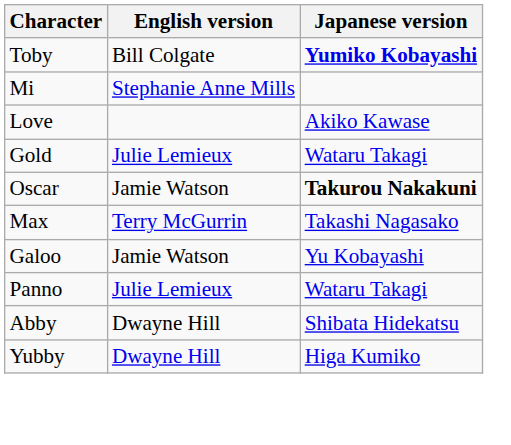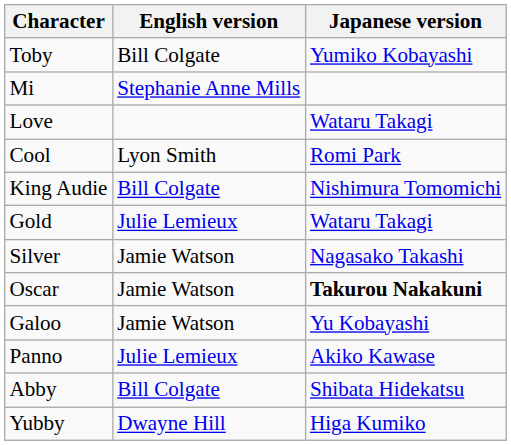(391, 54) bold -> (391, 54) normal
(367, 121) Akiko Kawase -> (371, 121) Wataru Takagi
+ row: (30, 155)
+ row: (59, 188)
+ row: (35, 255)
- row: (29, 222)
(366, 289) Wataru Takagi -> (372, 356) Akiko Kawase
(166, 322) Dwayne Hill -> (169, 389) Bill Colgate
